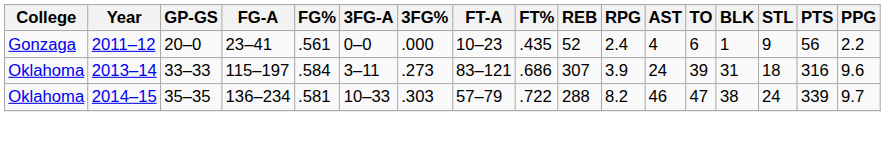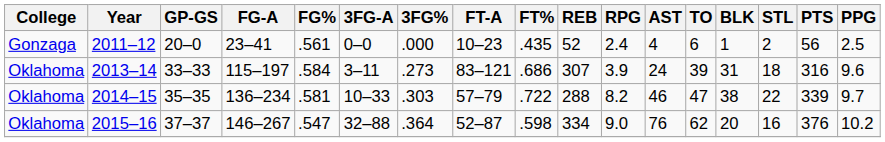(767, 44) 9 -> (767, 44) 2
(853, 44) 2.2 -> (853, 44) 2.5
(771, 96) 24 -> (771, 96) 22
+ row: (124, 123)
